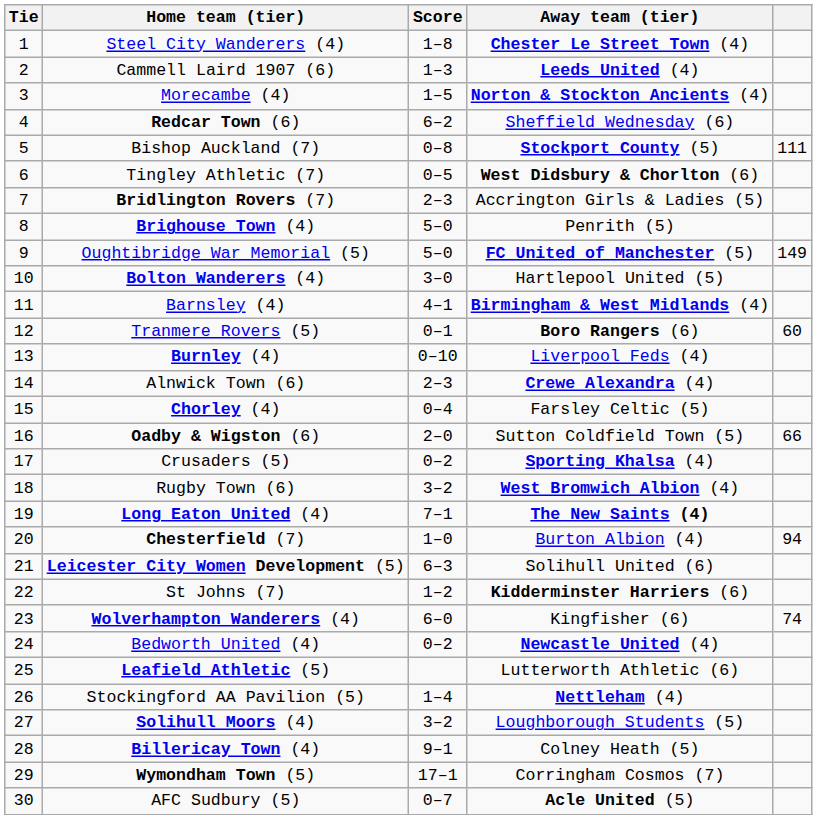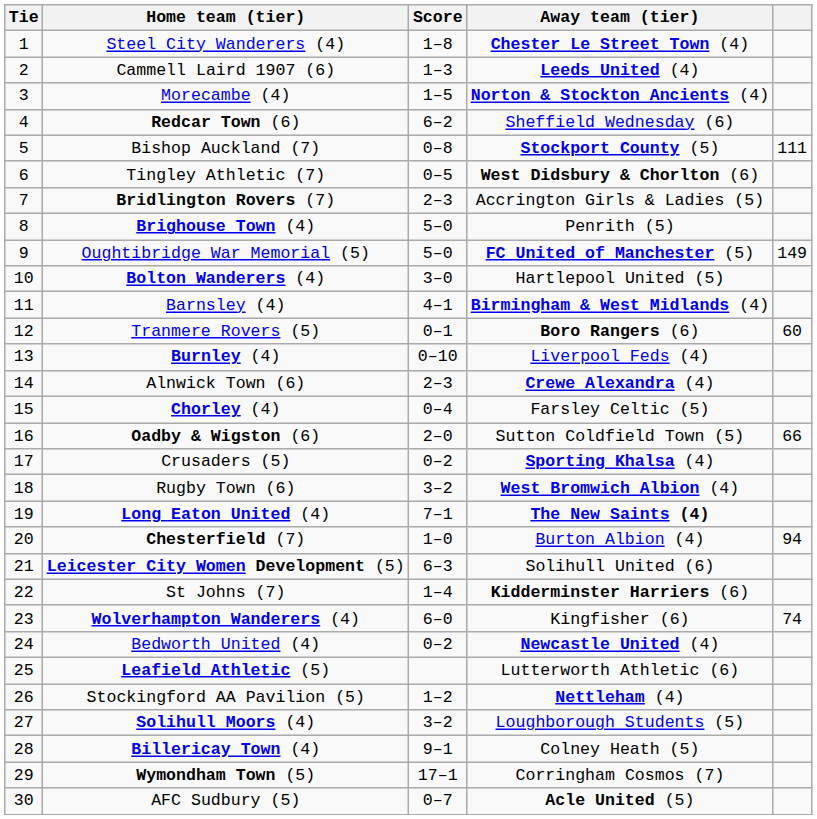(438, 592) 1–2 -> (438, 592) 1–4
(438, 697) 1–4 -> (438, 697) 1–2
